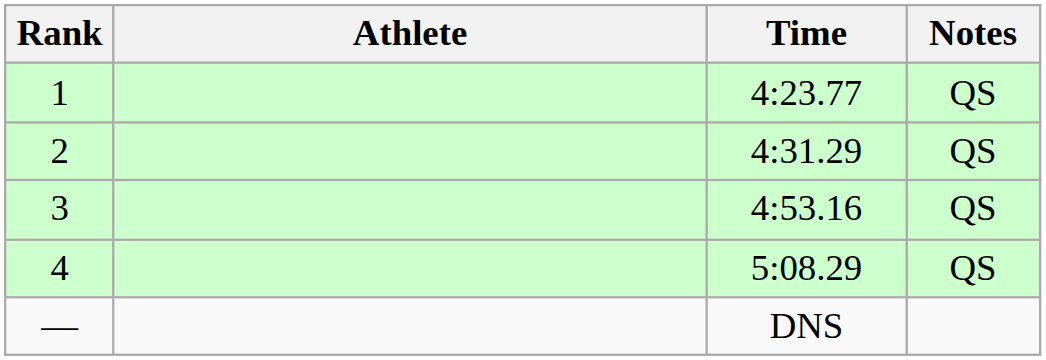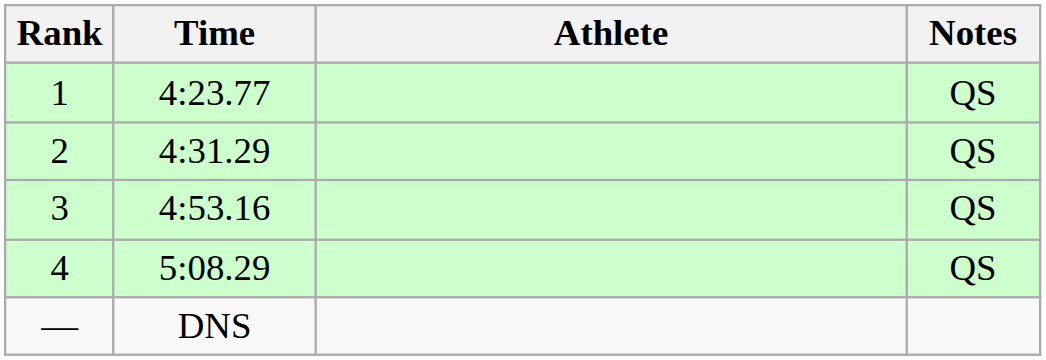columns swapped: (410, 33) <-> (807, 33)
